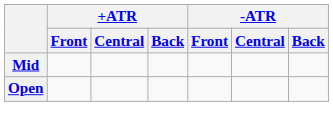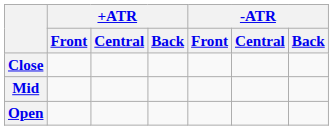+ row: (26, 64)
